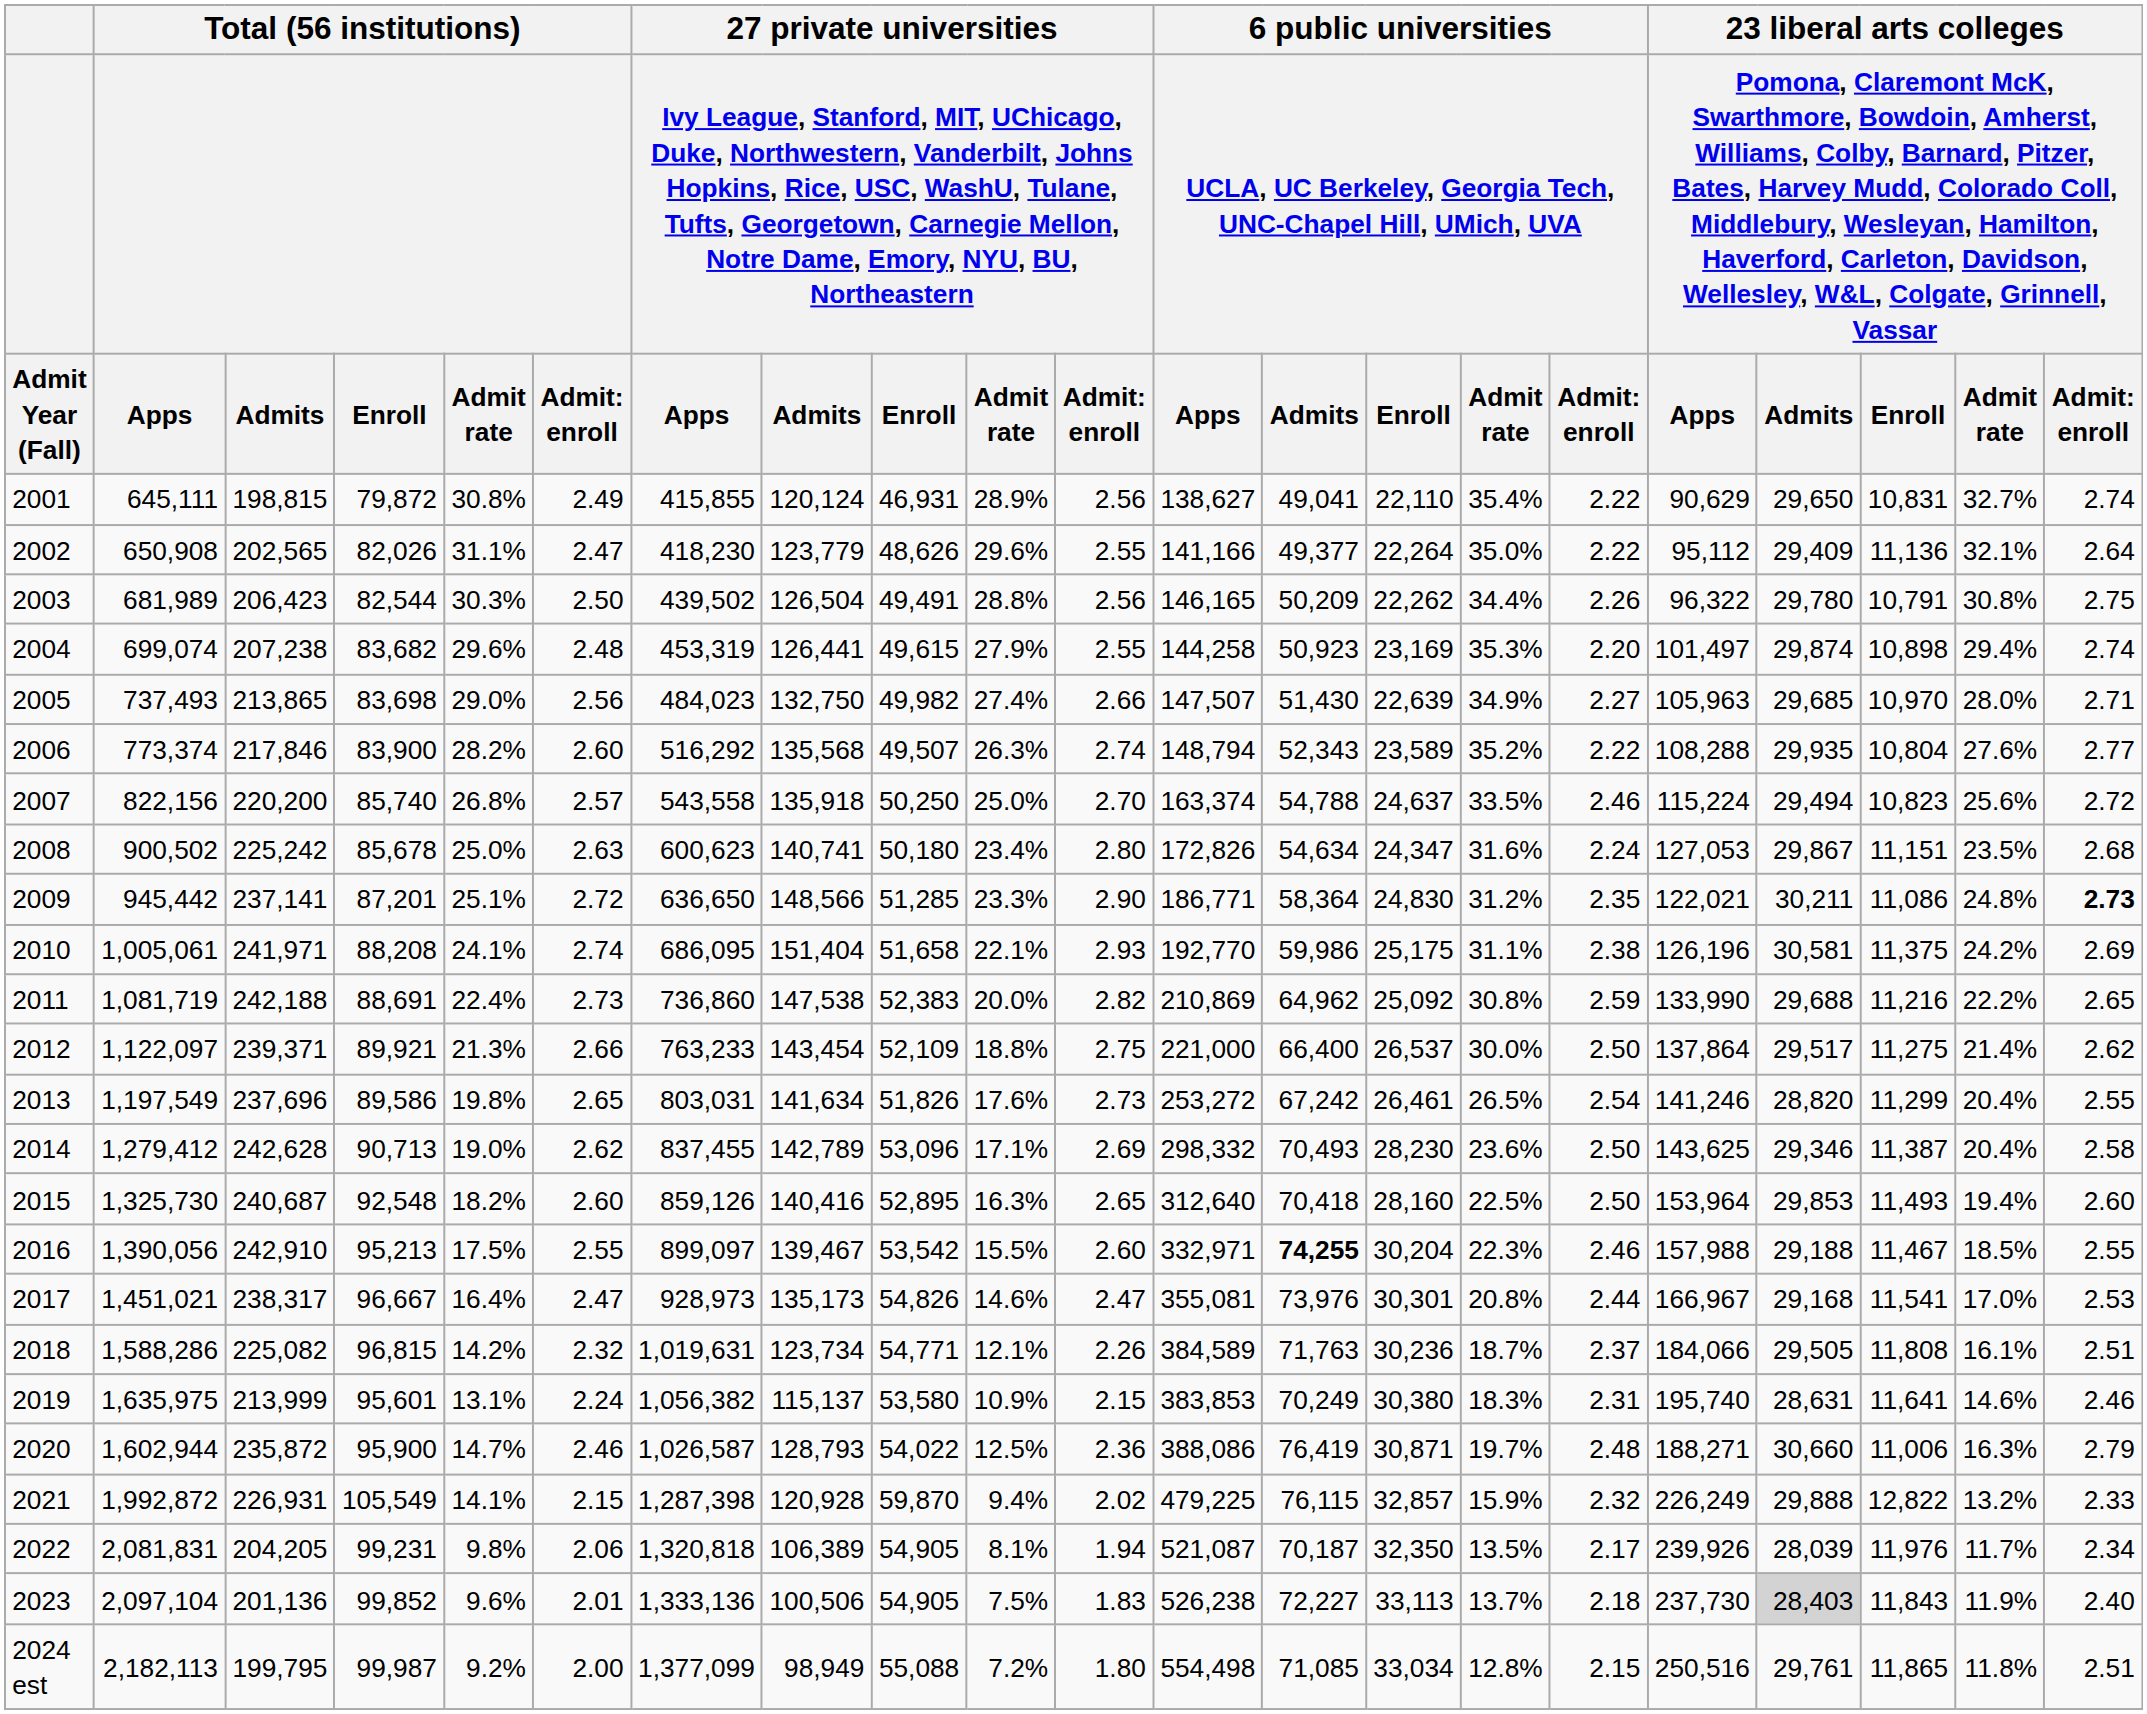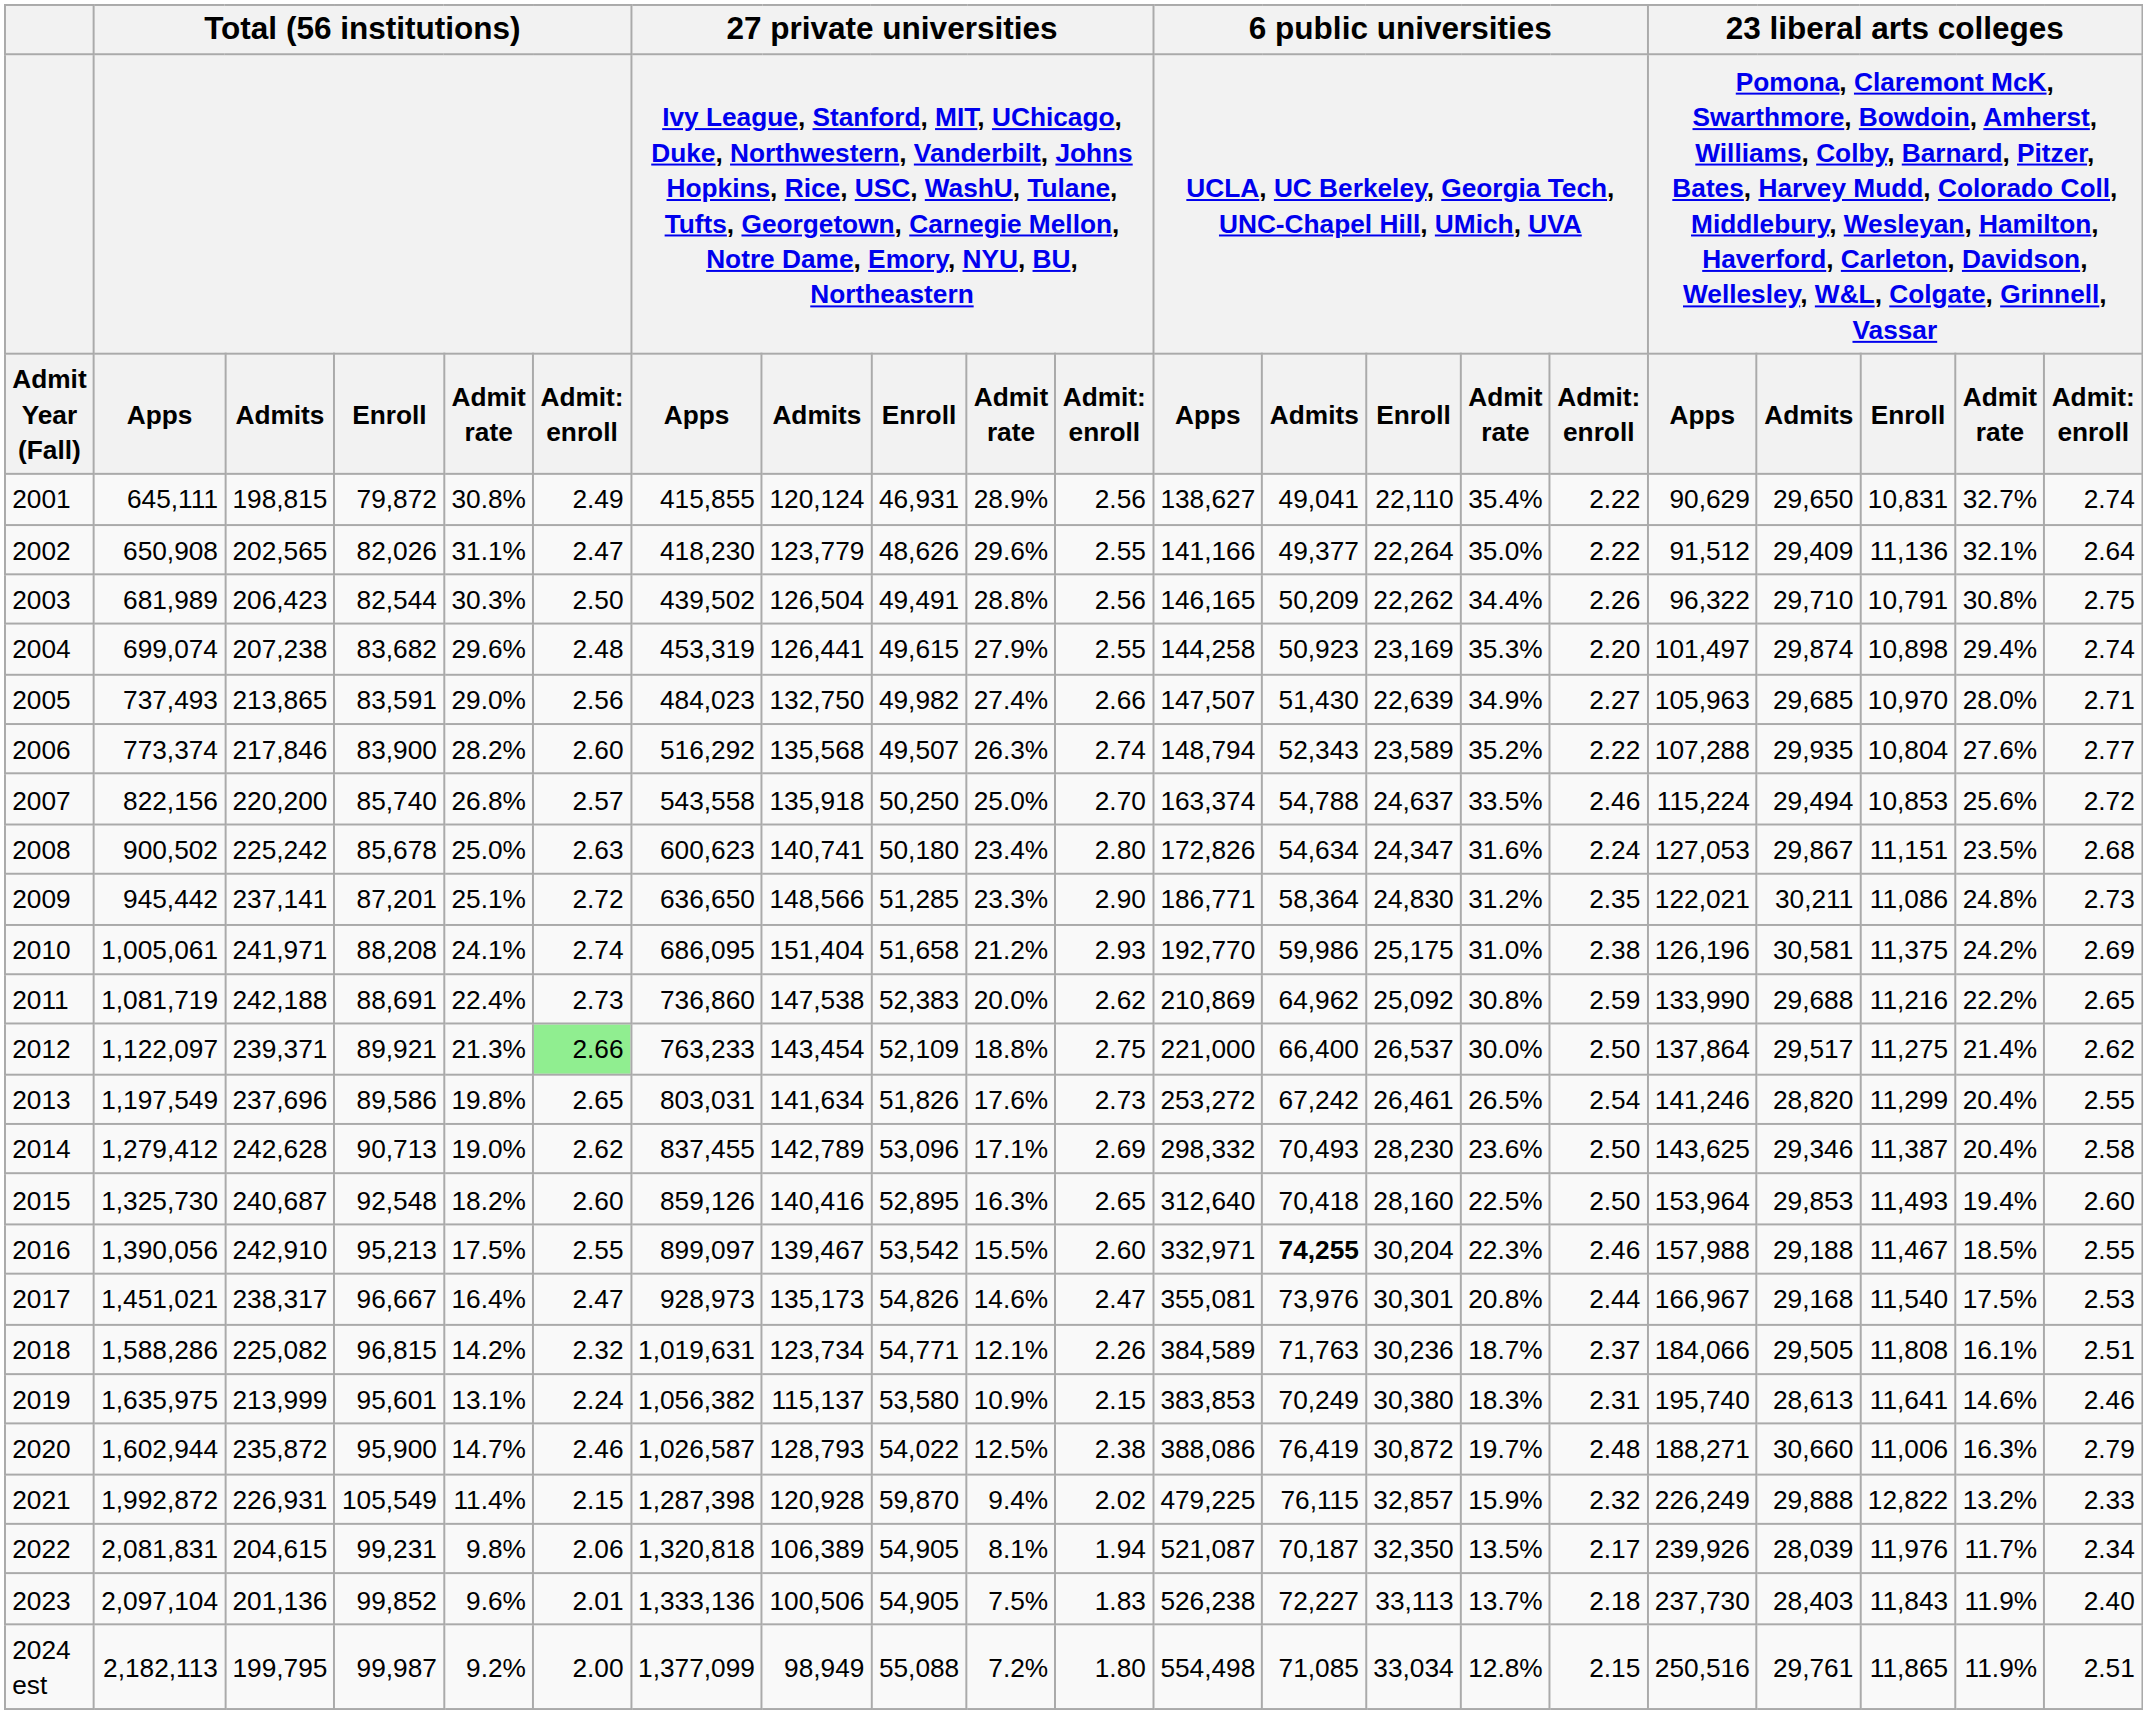(1711, 550) 95,112 -> (1710, 550) 91,512
(1813, 600) 29,780 -> (1813, 600) 29,710
(397, 700) 83,698 -> (397, 700) 83,591
(1702, 750) 108,288 -> (1702, 750) 107,288
(1908, 800) 10,823 -> (1908, 800) 10,853
(2109, 898) bold -> (2109, 900) normal
(1011, 950) 22.1% -> (1011, 950) 21.2%
(1505, 950) 31.1% -> (1505, 950) 31.0%
(1120, 1000) 2.82 -> (1120, 1000) 2.62
(598, 1050) no background -> (598, 1050) lightgreen background
(1909, 1300) 11,541 -> (1909, 1300) 11,540
(2000, 1300) 17.0% -> (2000, 1300) 17.5%
(1813, 1400) 28,631 -> (1813, 1400) 28,613
(1120, 1450) 2.36 -> (1120, 1450) 2.38
(1414, 1450) 30,871 -> (1414, 1450) 30,872
(489, 1500) 14.1% -> (490, 1500) 11.4%
(280, 1550) 204,205 -> (280, 1550) 204,615
(1813, 1600) lightgrey background -> (1813, 1600) no background
(2001, 1668) 11.8% -> (2001, 1668) 11.9%
